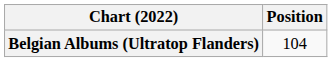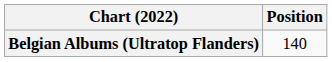(295, 43) 104 -> (295, 43) 140
